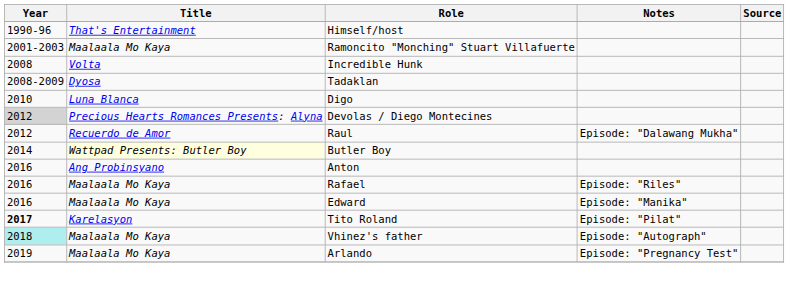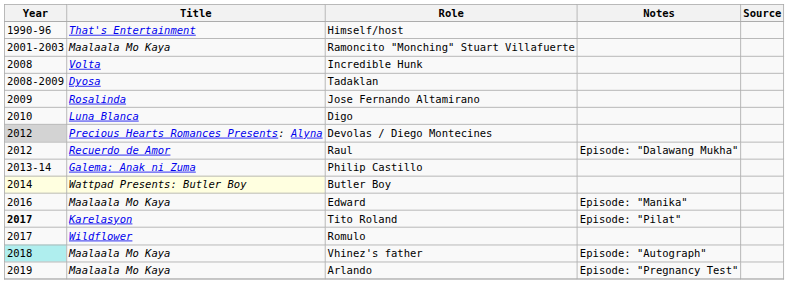+ row: (404, 99)
+ row: (375, 167)
(20, 150) no background -> (20, 185) lightyellow background
- row: (343, 167)
- row: (347, 185)
+ row: (347, 236)
